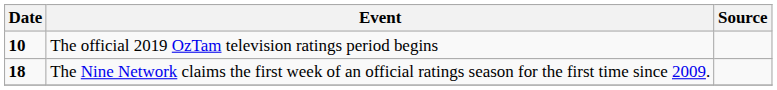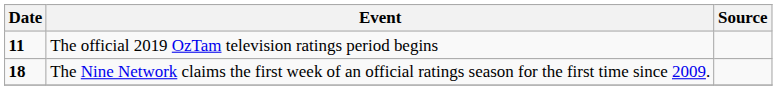(17, 44) 10 -> (16, 44) 11
